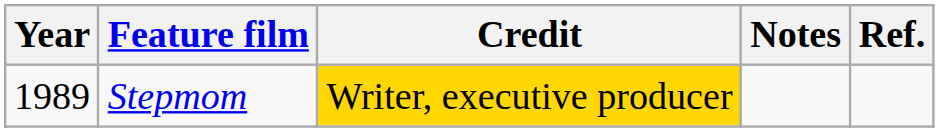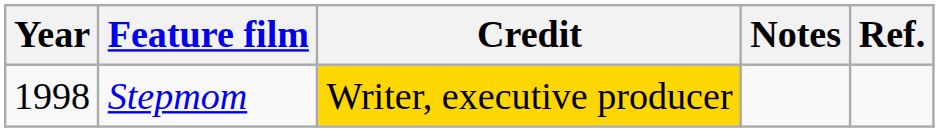(52, 95) 1989 -> (52, 95) 1998
